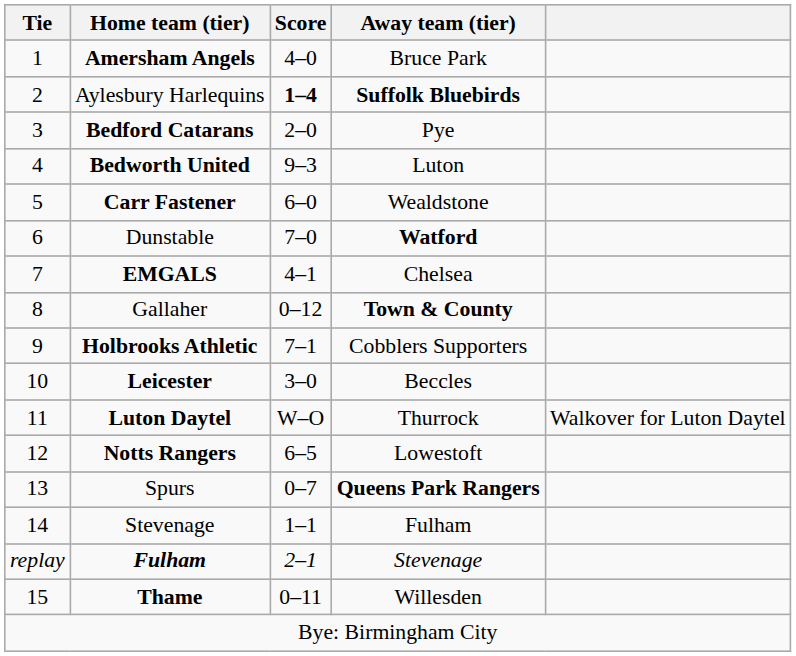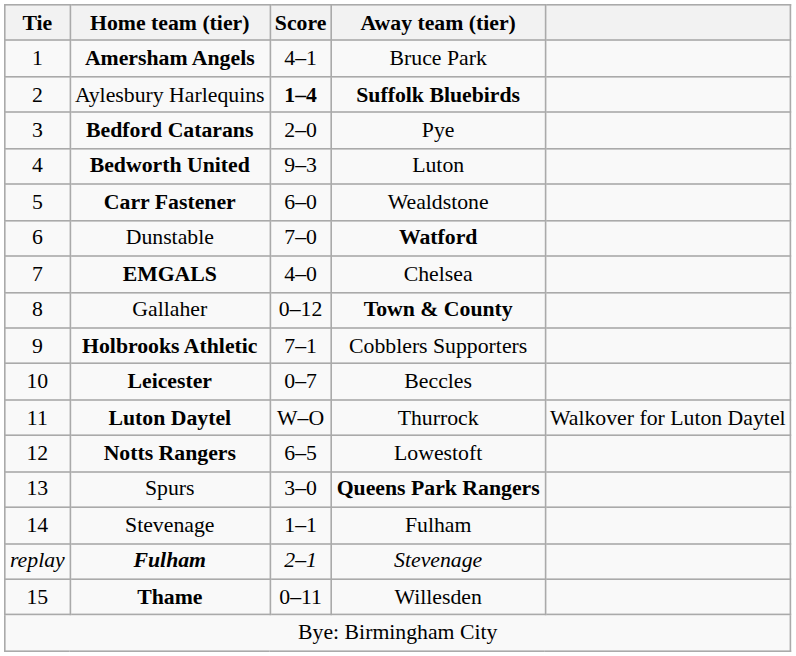(301, 57) 4–0 -> (301, 57) 4–1
(301, 273) 4–1 -> (301, 273) 4–0
(301, 381) 3–0 -> (301, 381) 0–7
(301, 488) 0–7 -> (301, 488) 3–0
